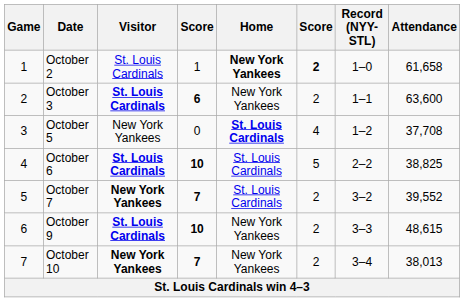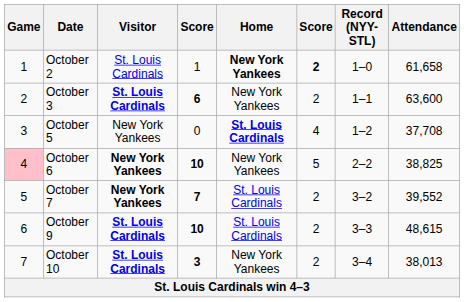(24, 164) no background -> (24, 164) pink background
(138, 164) St. Louis Cardinals -> (138, 164) New York Yankees
(257, 164) St. Louis Cardinals -> (257, 164) New York Yankees
(257, 229) New York Yankees -> (257, 229) St. Louis Cardinals
(138, 261) New York Yankees -> (138, 261) St. Louis Cardinals
(197, 261) 7 -> (197, 261) 3
